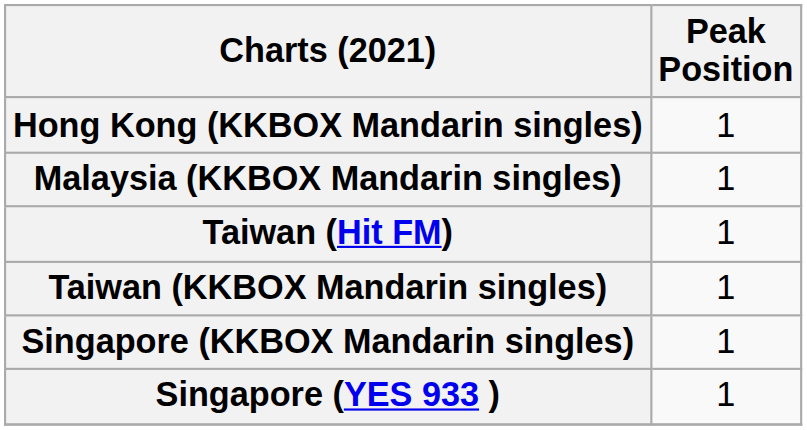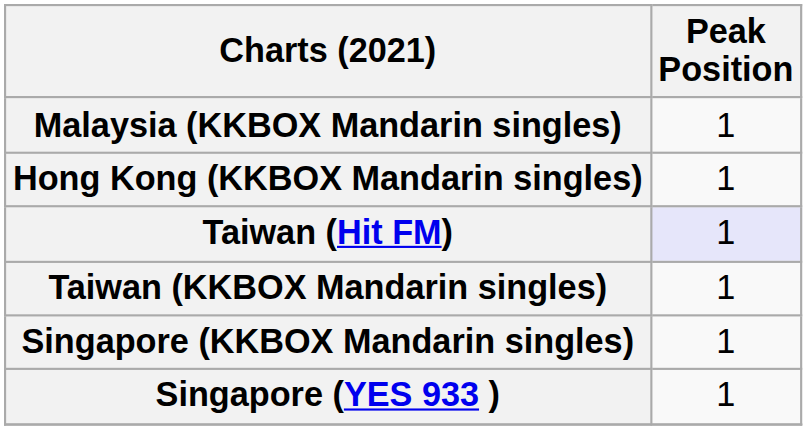rows swapped: (328, 124) <-> (328, 178)
(726, 233) no background -> (726, 233) lavender background
